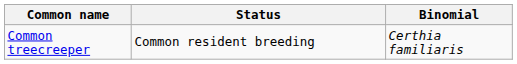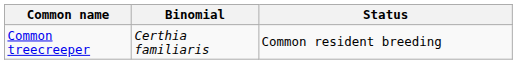columns swapped: (449, 15) <-> (259, 15)
